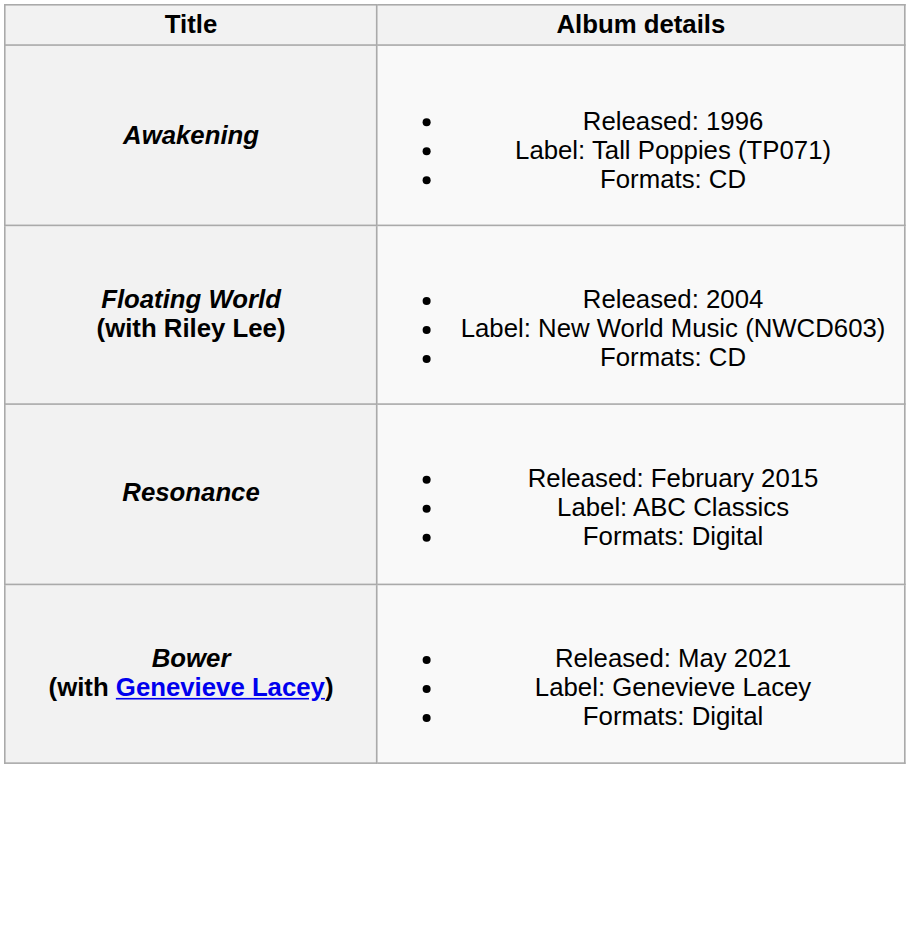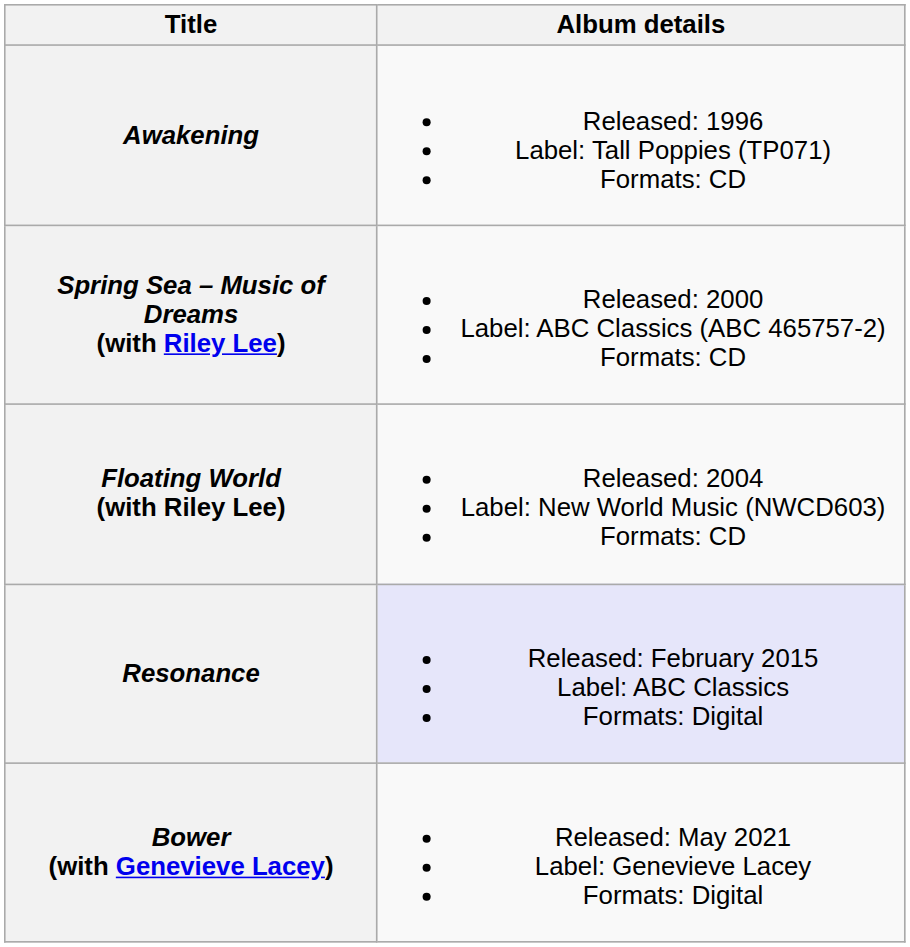+ row: (191, 314)
(641, 508) no background -> (641, 688) lavender background
